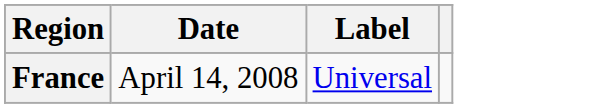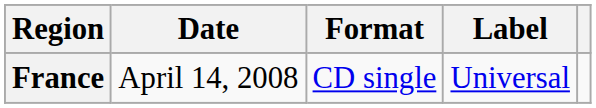+ column: (374, 28)
